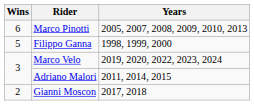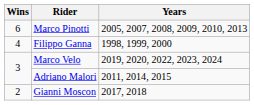(18, 44) 5 -> (18, 44) 4
